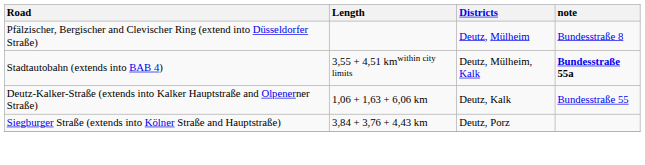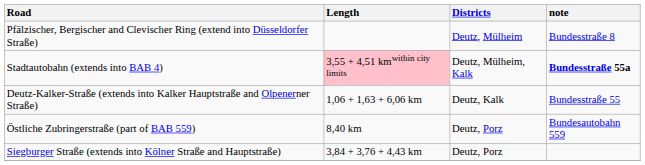(384, 65) no background -> (378, 65) pink background
+ row: (101, 129)
